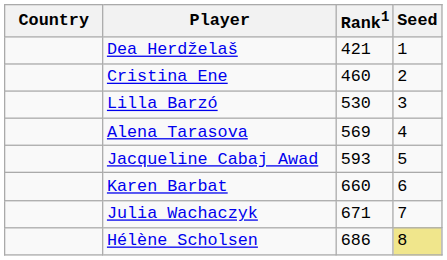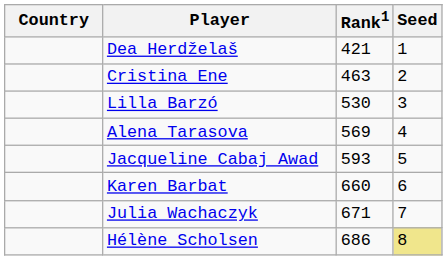(356, 77) 460 -> (356, 77) 463
